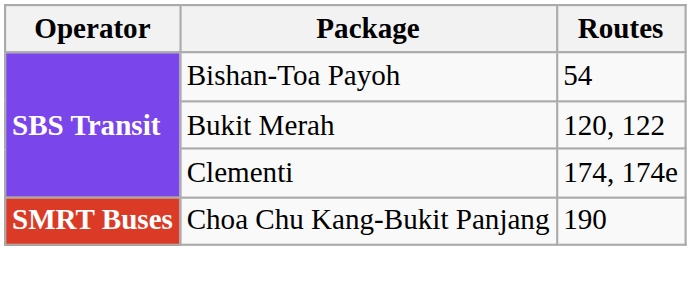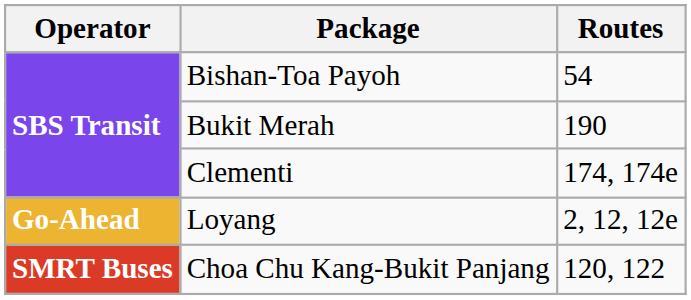(614, 124) 120, 122 -> (585, 124) 190
+ row: (231, 220)
(585, 220) 190 -> (614, 268) 120, 122
